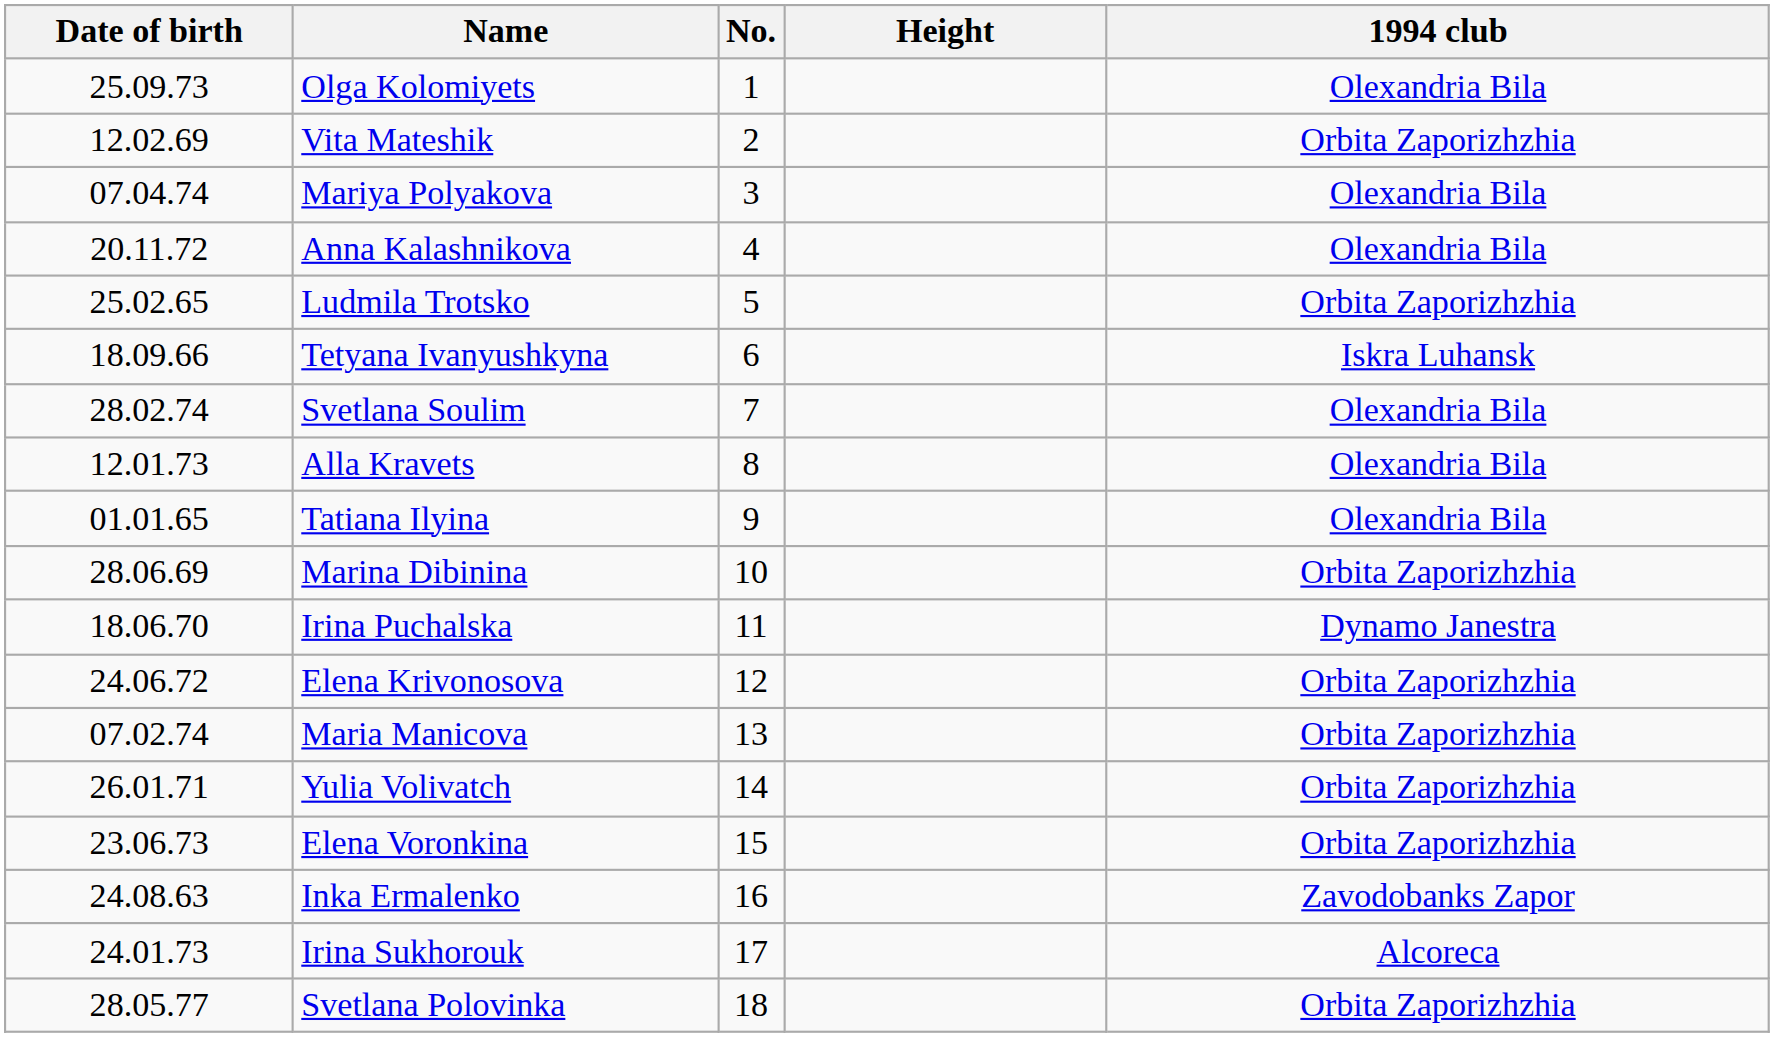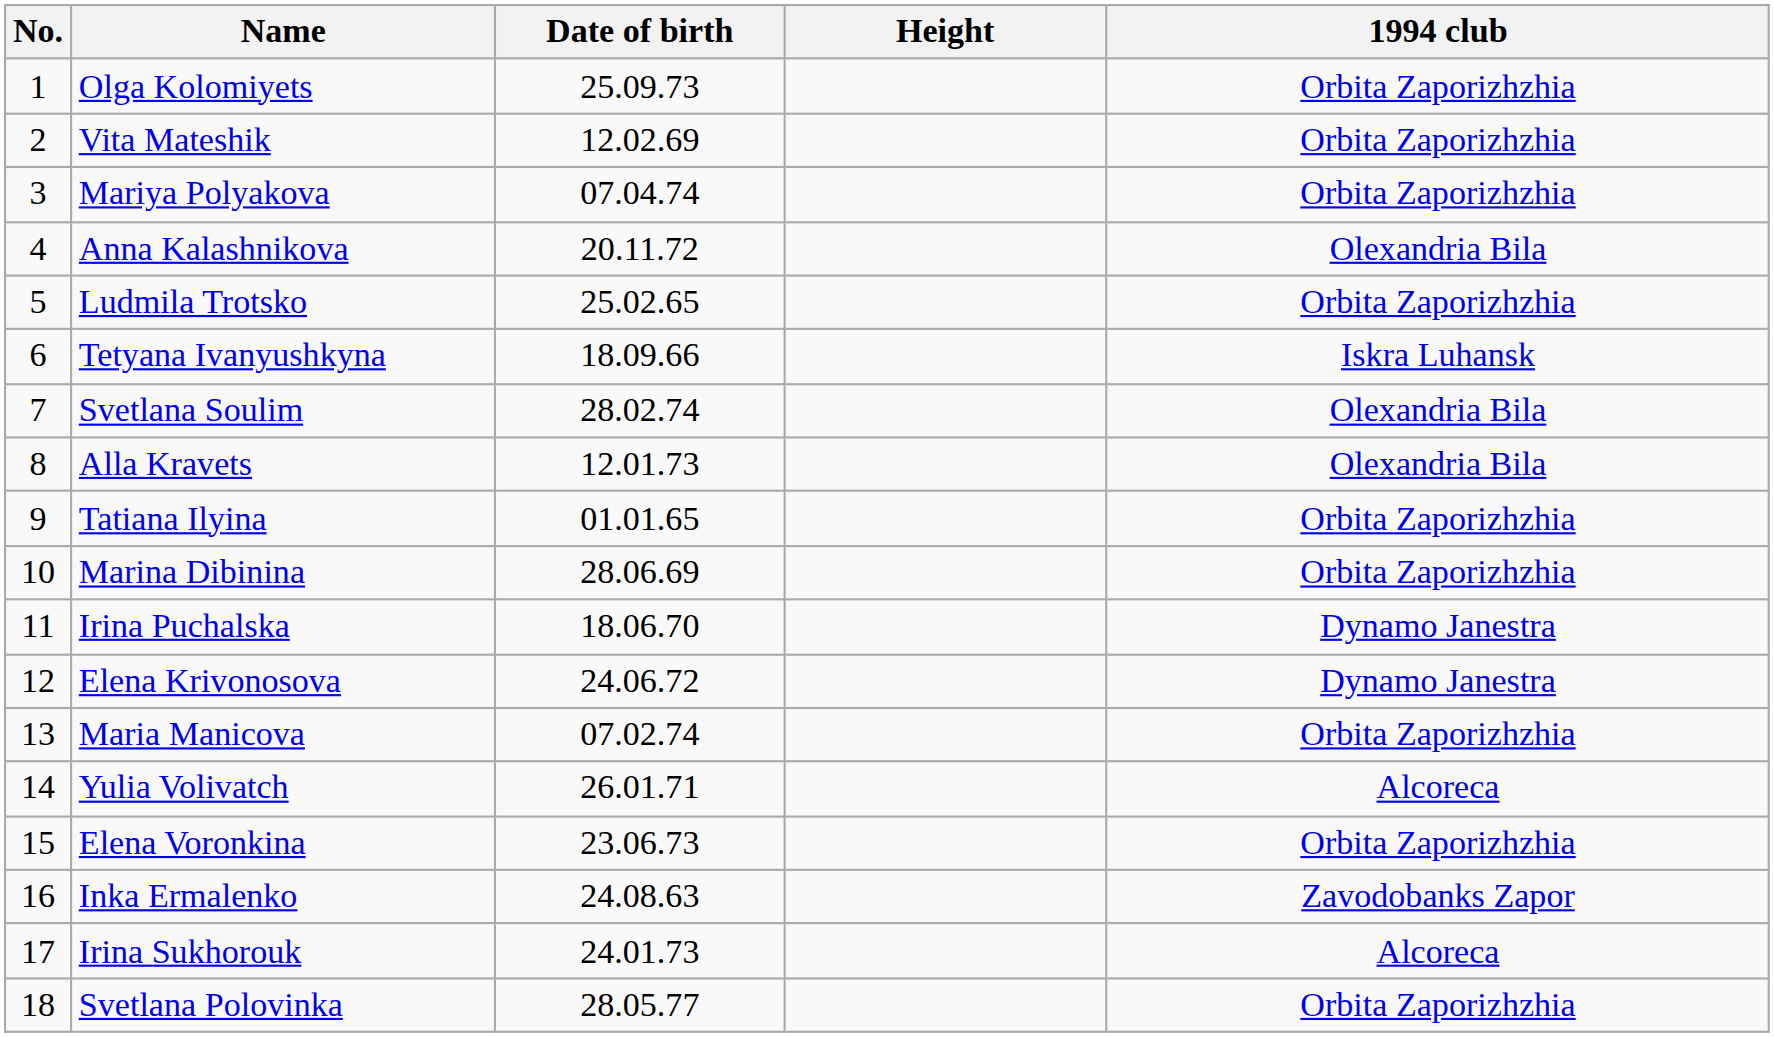columns swapped: (751, 31) <-> (149, 31)
(1438, 85) Olexandria Bila -> (1438, 85) Orbita Zaporizhzhia
(1438, 193) Olexandria Bila -> (1438, 193) Orbita Zaporizhzhia
(1438, 517) Olexandria Bila -> (1438, 517) Orbita Zaporizhzhia
(1438, 680) Orbita Zaporizhzhia -> (1438, 680) Dynamo Janestra
(1438, 788) Orbita Zaporizhzhia -> (1438, 788) Alcoreca
